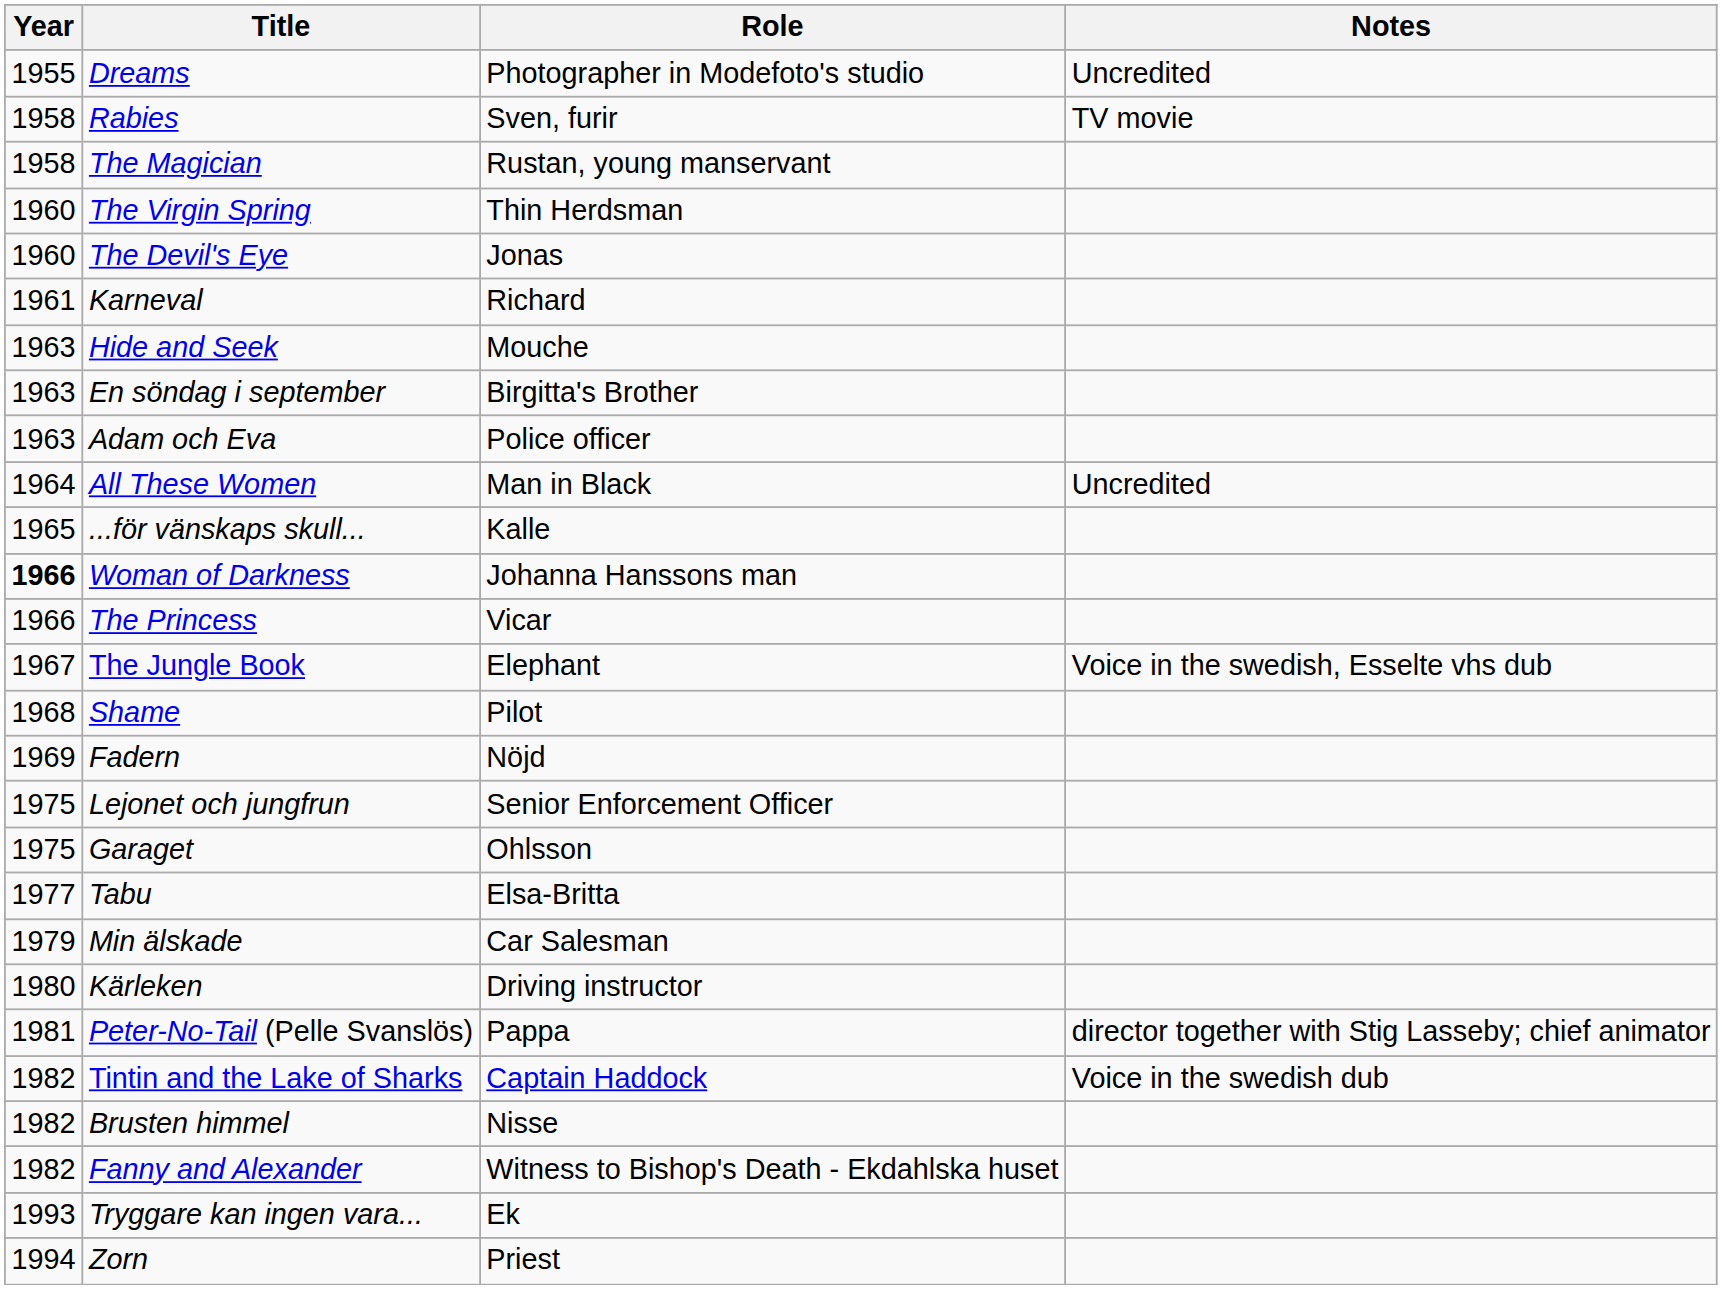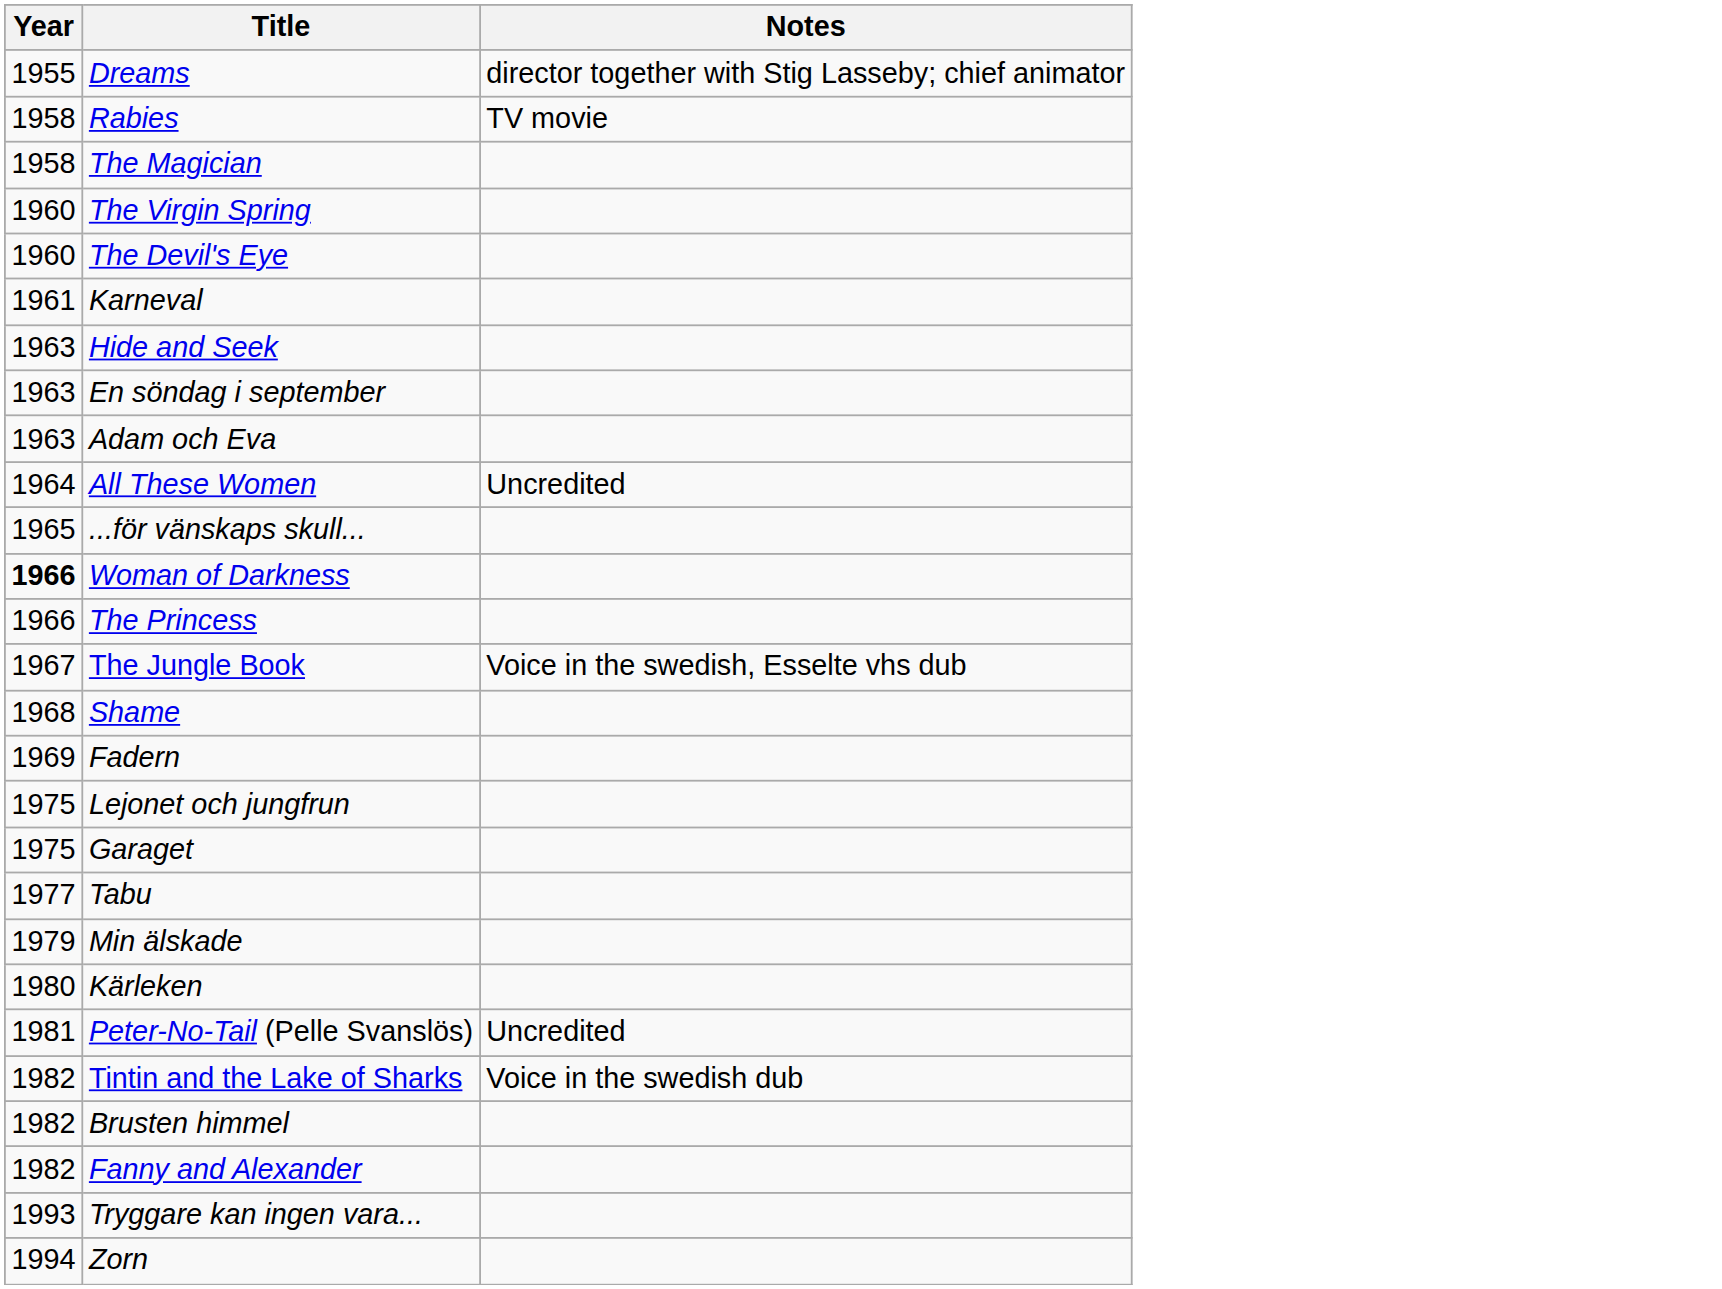- column: (772, 27)
(1141, 73) Uncredited -> (806, 73) director together with Stig Lasseby; chief animator
(1391, 1032) director together with Stig Lasseby; chief animator -> (556, 1032) Uncredited
